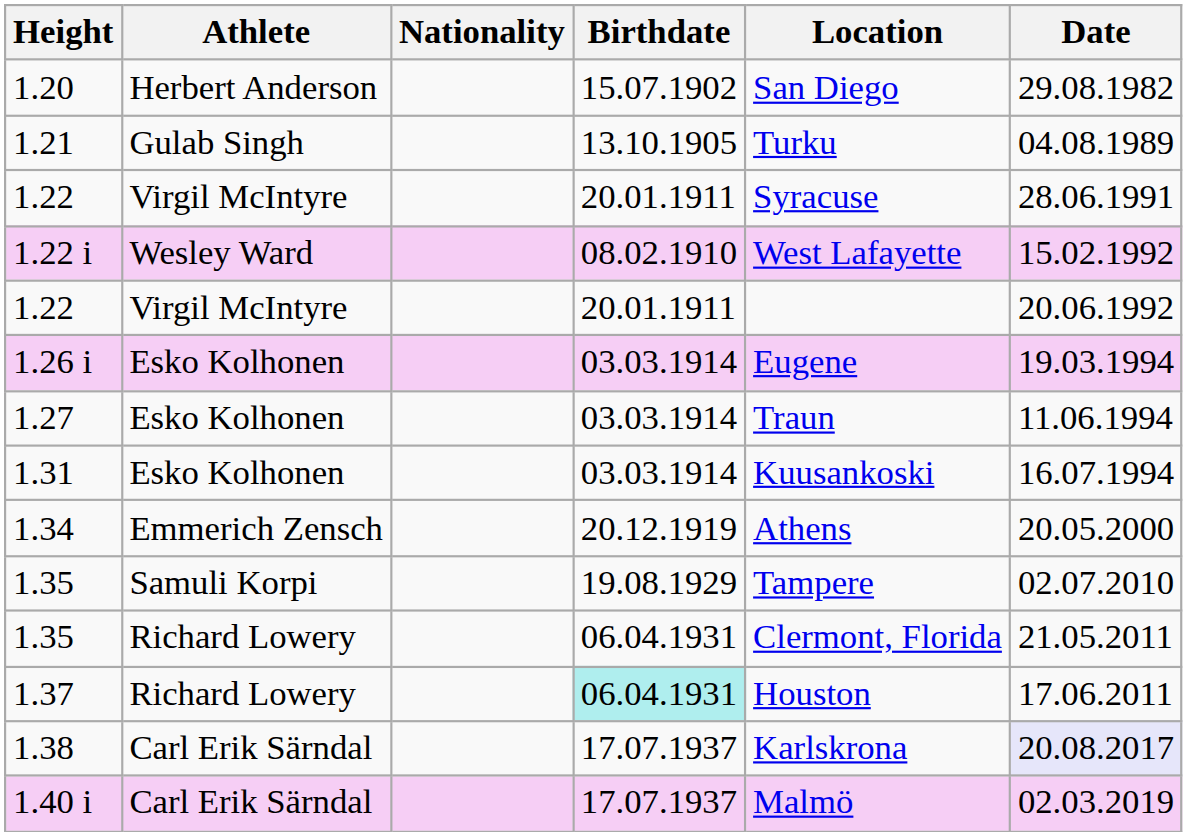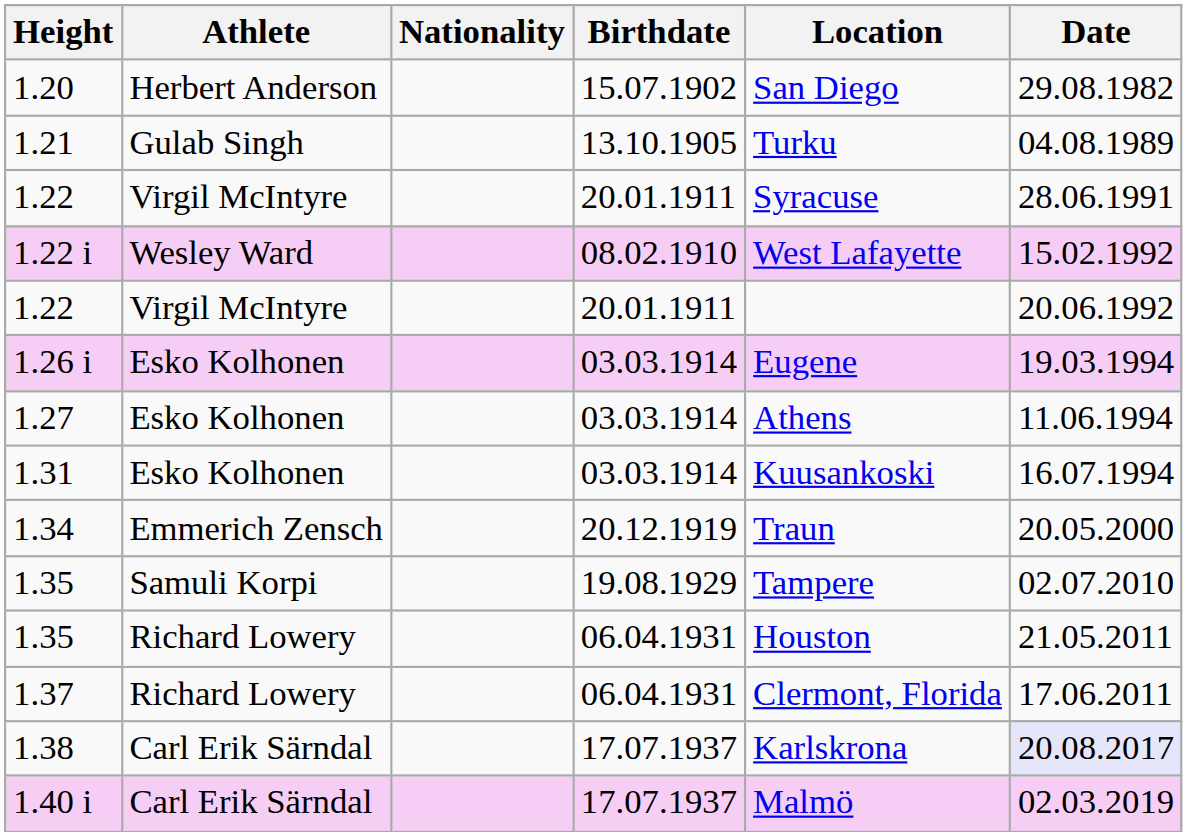(794, 417) Traun -> (802, 417) Athens
(802, 527) Athens -> (794, 527) Traun
(877, 637) Clermont, Florida -> (812, 637) Houston
(659, 692) paleturquoise background -> (659, 692) no background
(812, 692) Houston -> (877, 692) Clermont, Florida
